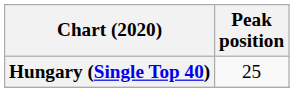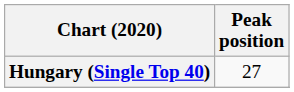(252, 71) 25 -> (252, 71) 27
